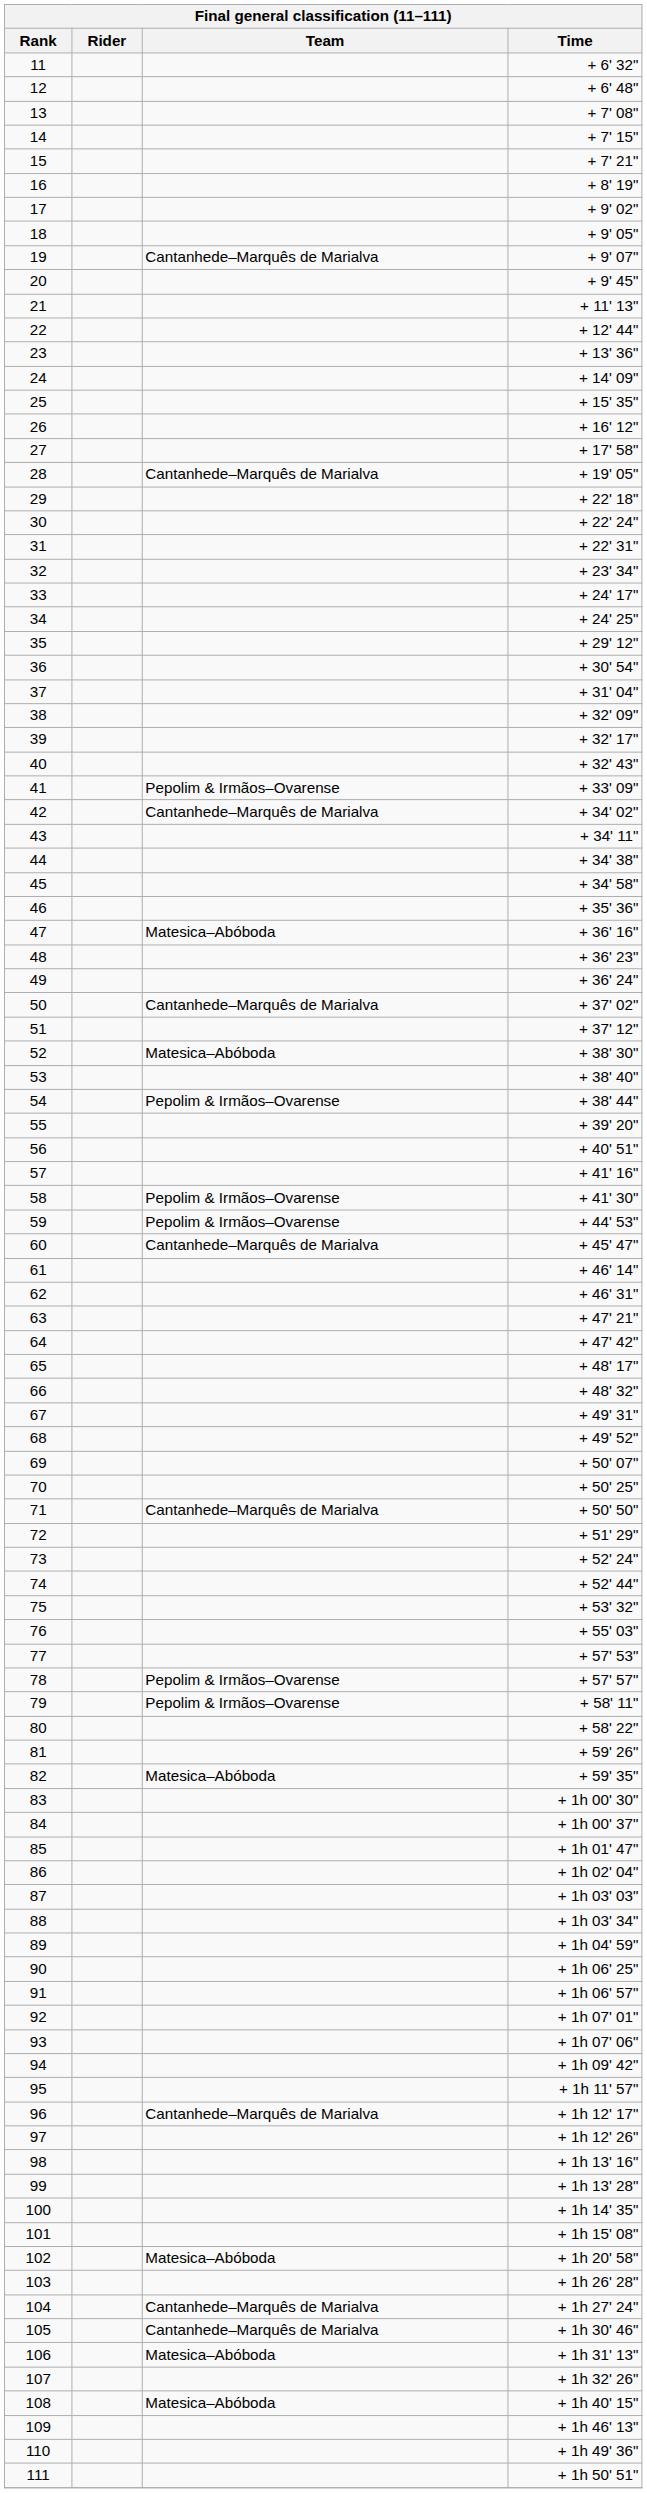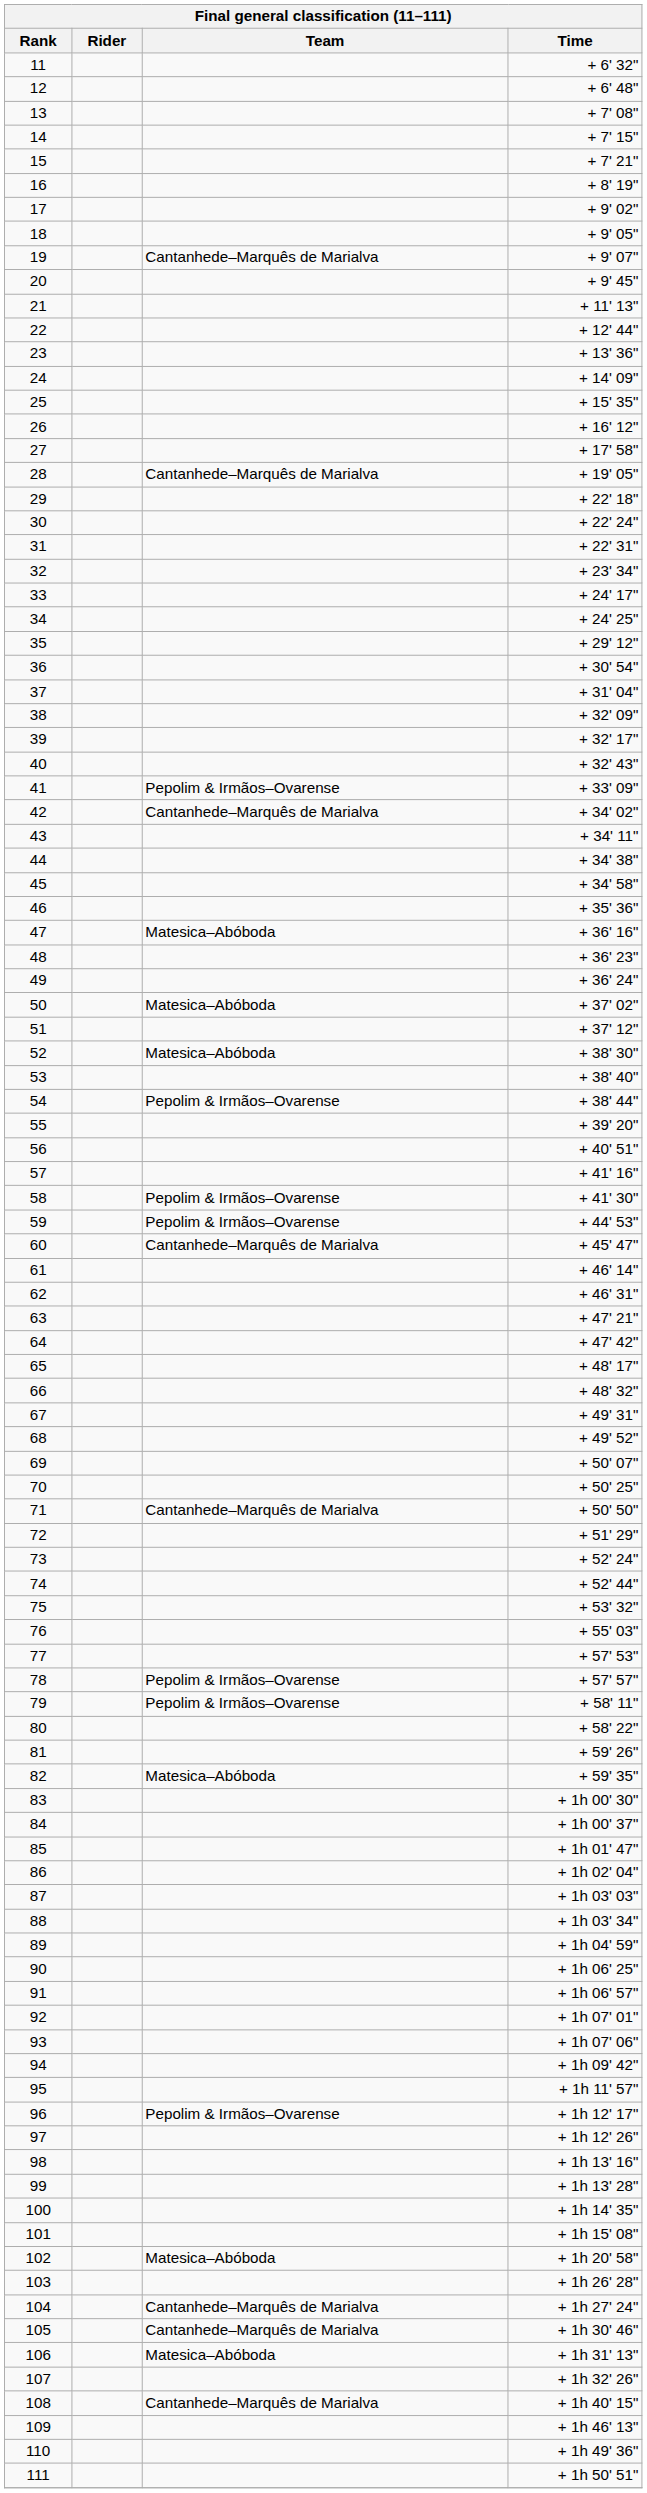(262, 1004) Cantanhede–Marquês de Marialva -> (210, 1004) Matesica–Abóboda
(262, 2113) Cantanhede–Marquês de Marialva -> (242, 2113) Pepolim & Irmãos–Ovarense
(210, 2403) Matesica–Abóboda -> (262, 2403) Cantanhede–Marquês de Marialva
